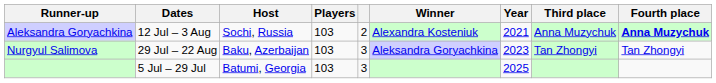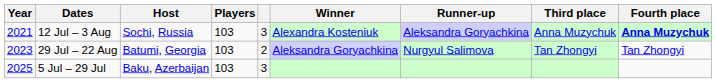columns swapped: (516, 13) <-> (70, 13)
(364, 31) 2 -> (264, 31) 3
(266, 50) Baku, Azerbaijan -> (164, 50) Batumi, Georgia
(364, 50) 3 -> (264, 50) 2
(264, 68) Batumi, Georgia -> (166, 68) Baku, Azerbaijan
